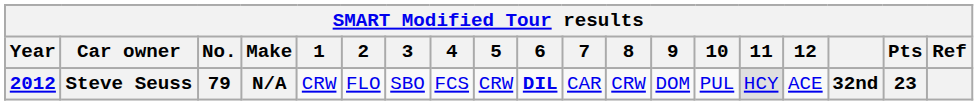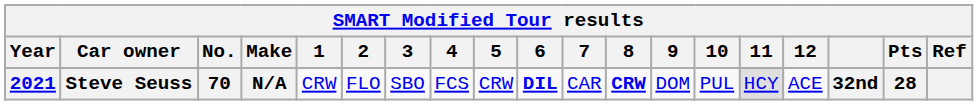(33, 83) 2012 -> (33, 83) 2021
(219, 83) 79 -> (219, 83) 70
(629, 83) normal -> (629, 83) bold
(905, 83) 23 -> (905, 83) 28
